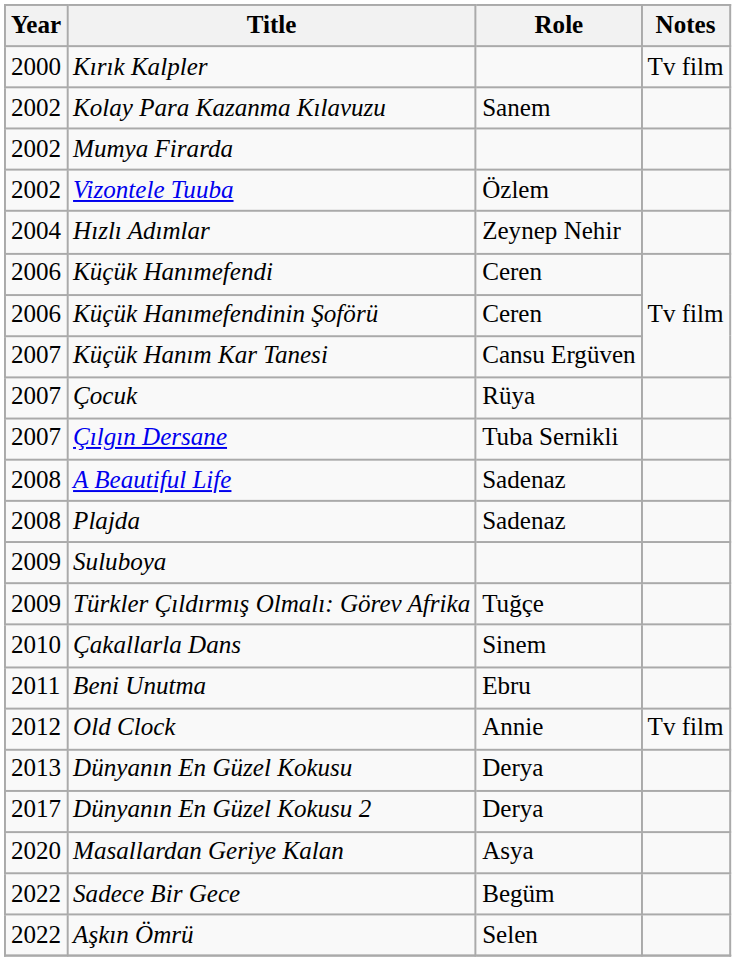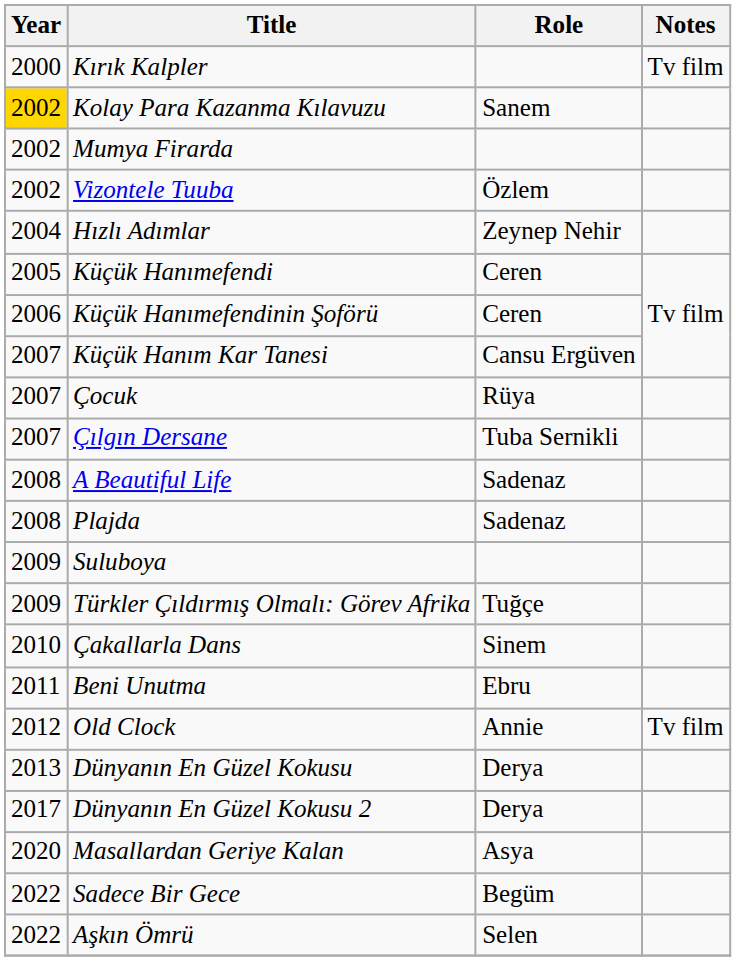(36, 107) no background -> (36, 107) gold background
(36, 273) 2006 -> (36, 273) 2005
